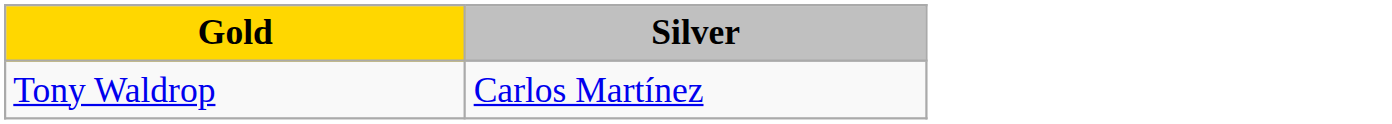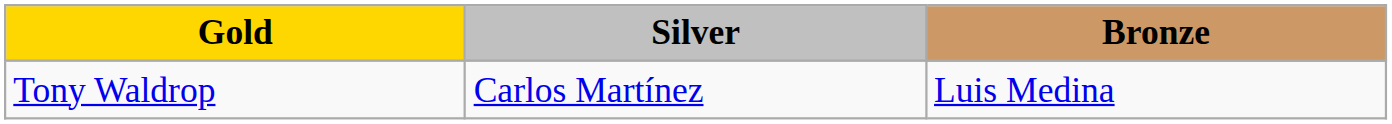+ column: (1156, 32)
